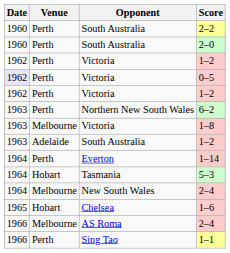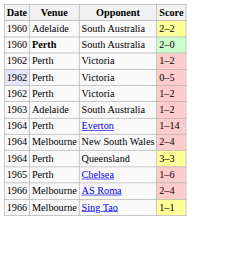(43, 28) Perth -> (50, 28) Adelaide
(43, 45) normal -> (44, 45) bold
- row: (138, 110)
- row: (98, 126)
- row: (101, 175)
+ row: (106, 158)
(46, 207) Hobart -> (43, 175) Perth
(43, 239) Perth -> (54, 207) Melbourne
